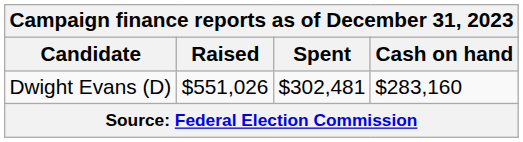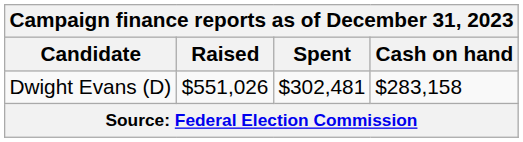(419, 86) $283,160 -> (419, 86) $283,158
